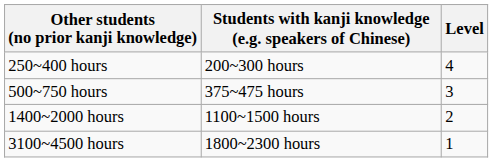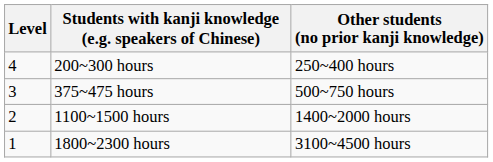columns swapped: (465, 28) <-> (103, 28)
